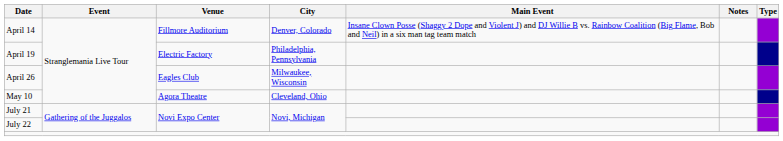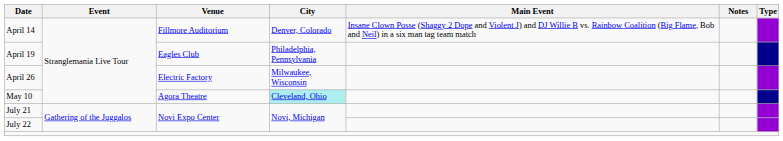(185, 53) Electric Factory -> (179, 53) Eagles Club
(179, 77) Eagles Club -> (185, 77) Electric Factory
(299, 96) no background -> (299, 96) paleturquoise background
